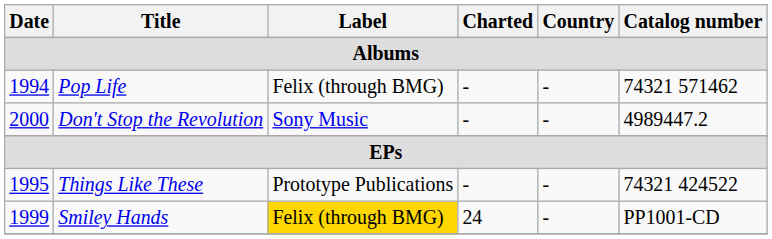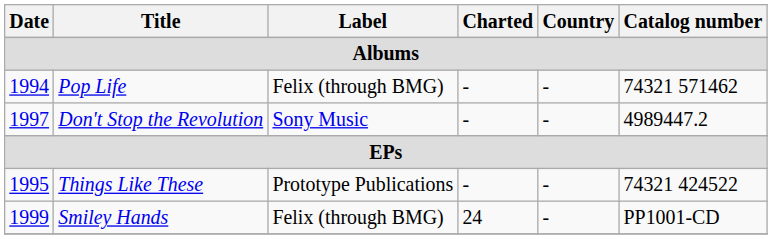(29, 119) 2000 -> (29, 119) 1997
(358, 218) gold background -> (358, 218) no background
